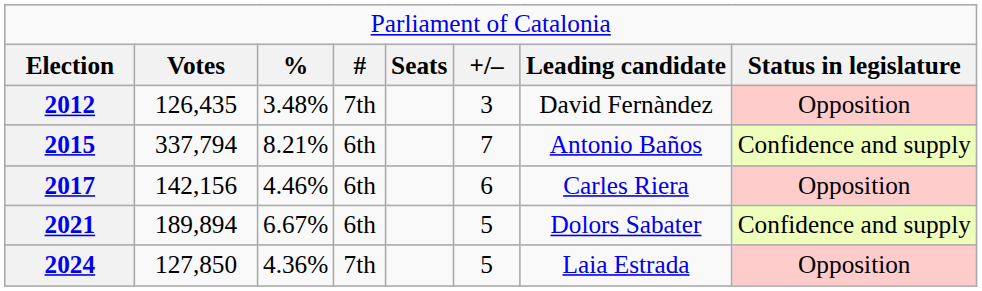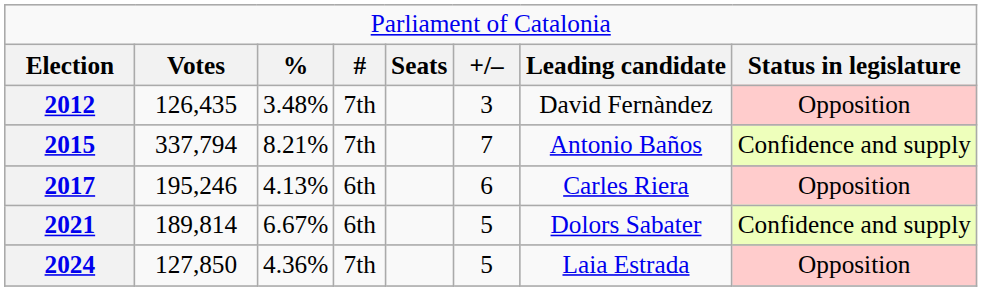(360, 144) 6th -> (360, 144) 7th
(196, 184) 142,156 -> (196, 184) 195,246
(296, 184) 4.46% -> (296, 184) 4.13%
(196, 225) 189,894 -> (196, 225) 189,814
